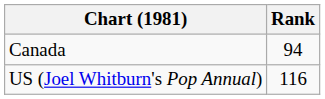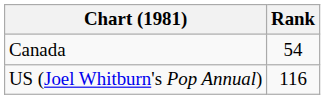(293, 49) 94 -> (293, 49) 54
